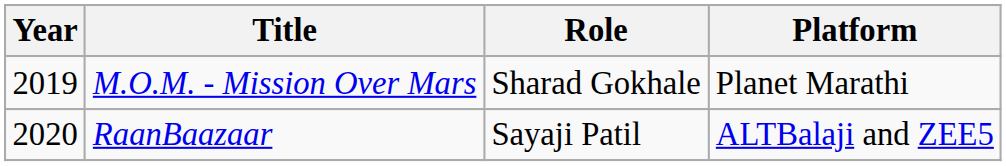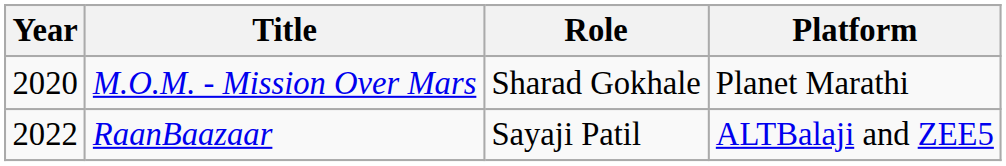(45, 82) 2019 -> (45, 82) 2020
(45, 133) 2020 -> (45, 133) 2022
